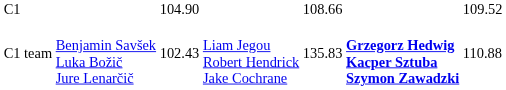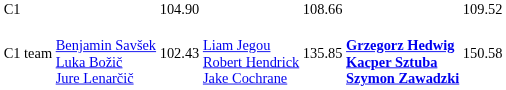(323, 53) 135.83 -> (323, 53) 135.85
(482, 53) 110.88 -> (483, 53) 150.58
